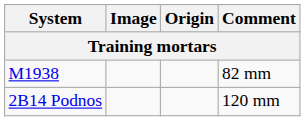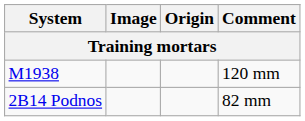(247, 73) 82 mm -> (251, 73) 120 mm
(251, 101) 120 mm -> (247, 101) 82 mm
